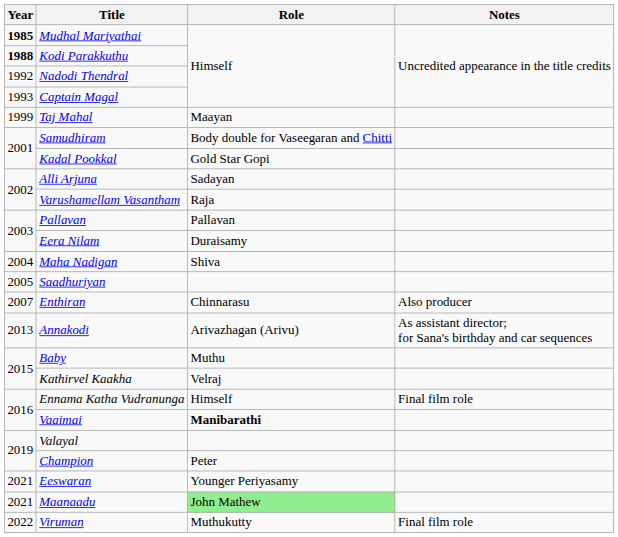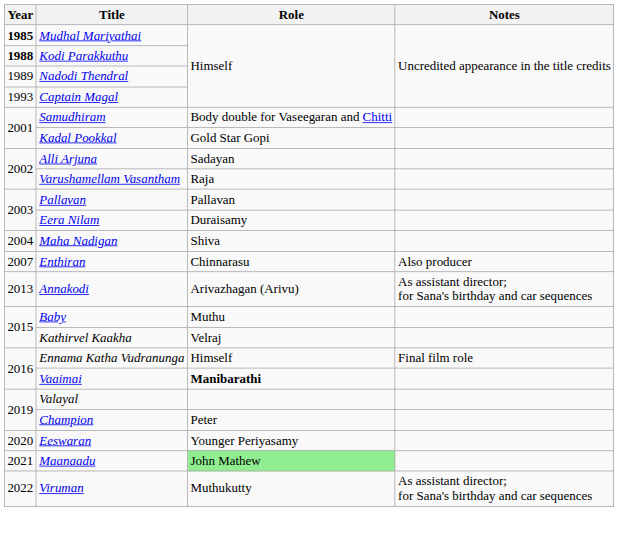(20, 76) 1992 -> (20, 76) 1989
- row: (66, 117)
- row: (72, 281)
(20, 481) 2021 -> (20, 440) 2020
(436, 522) Final film role -> (495, 488) As assistant director; for Sana's birthday and car sequences
